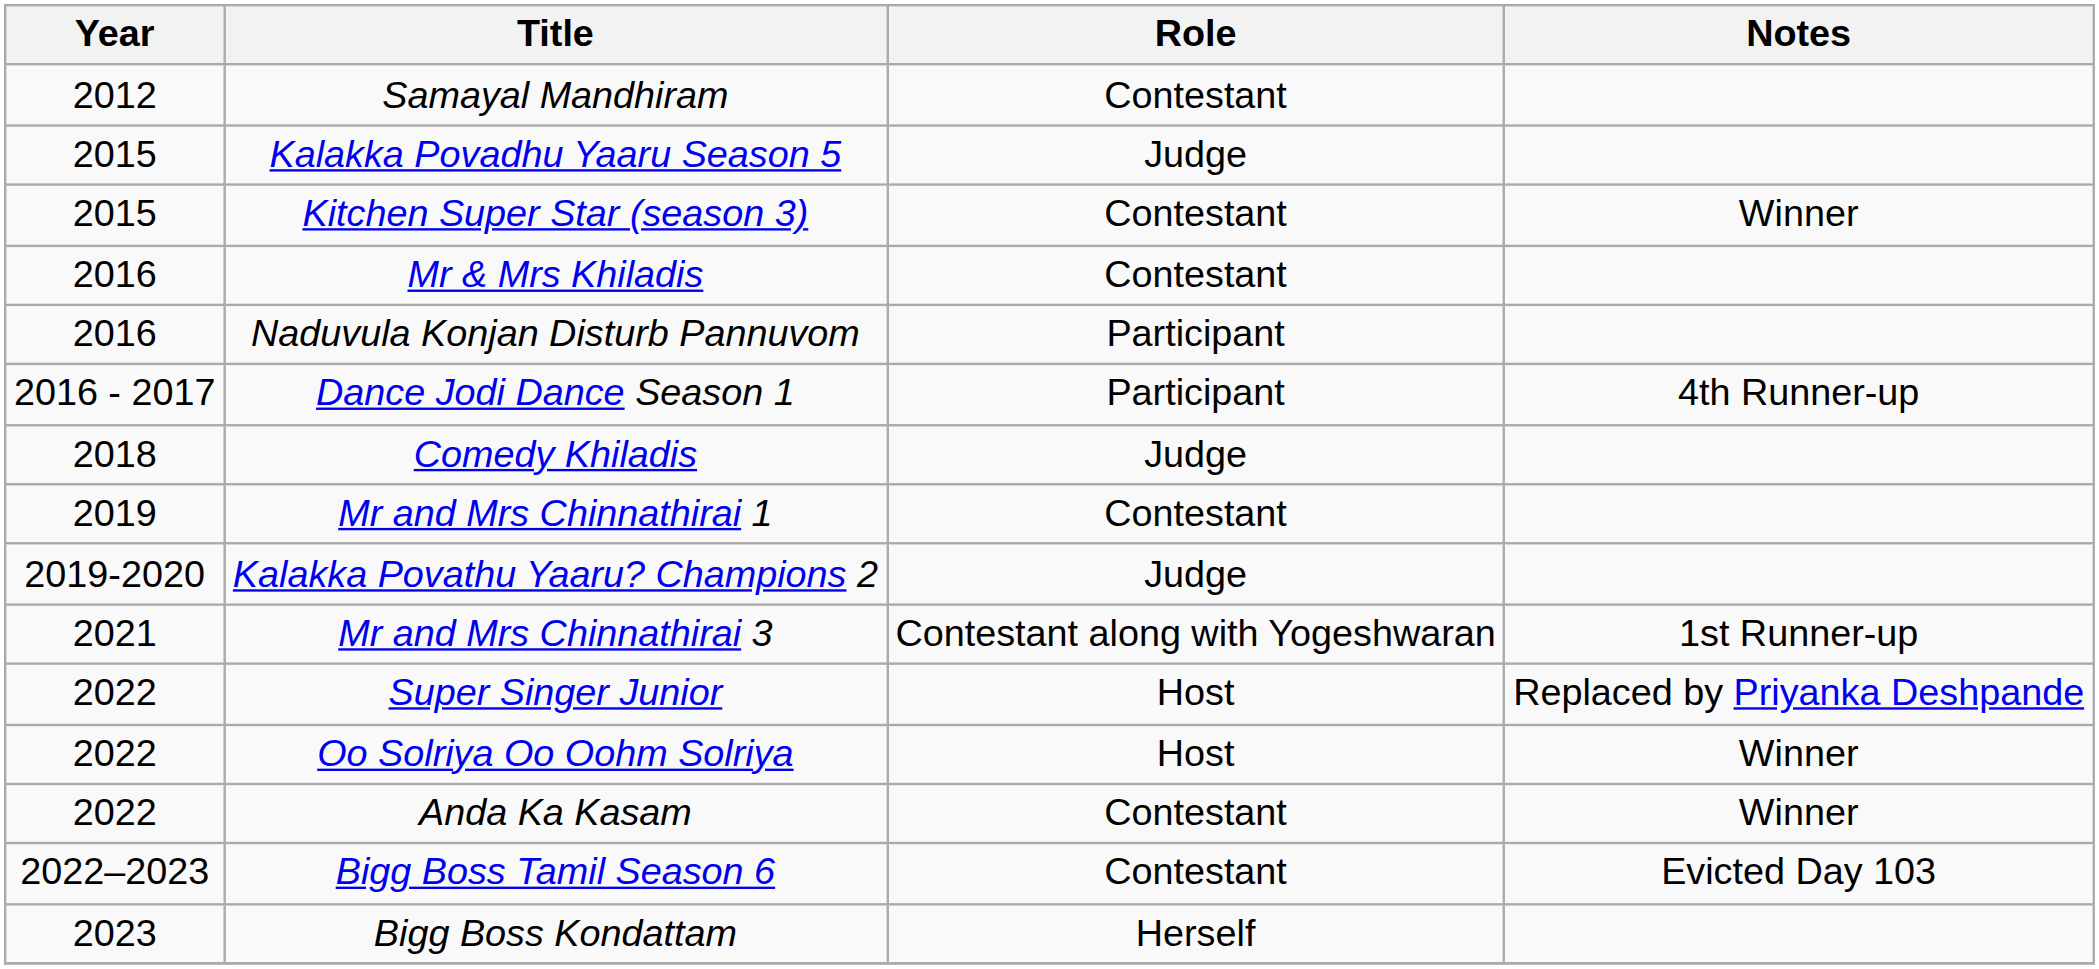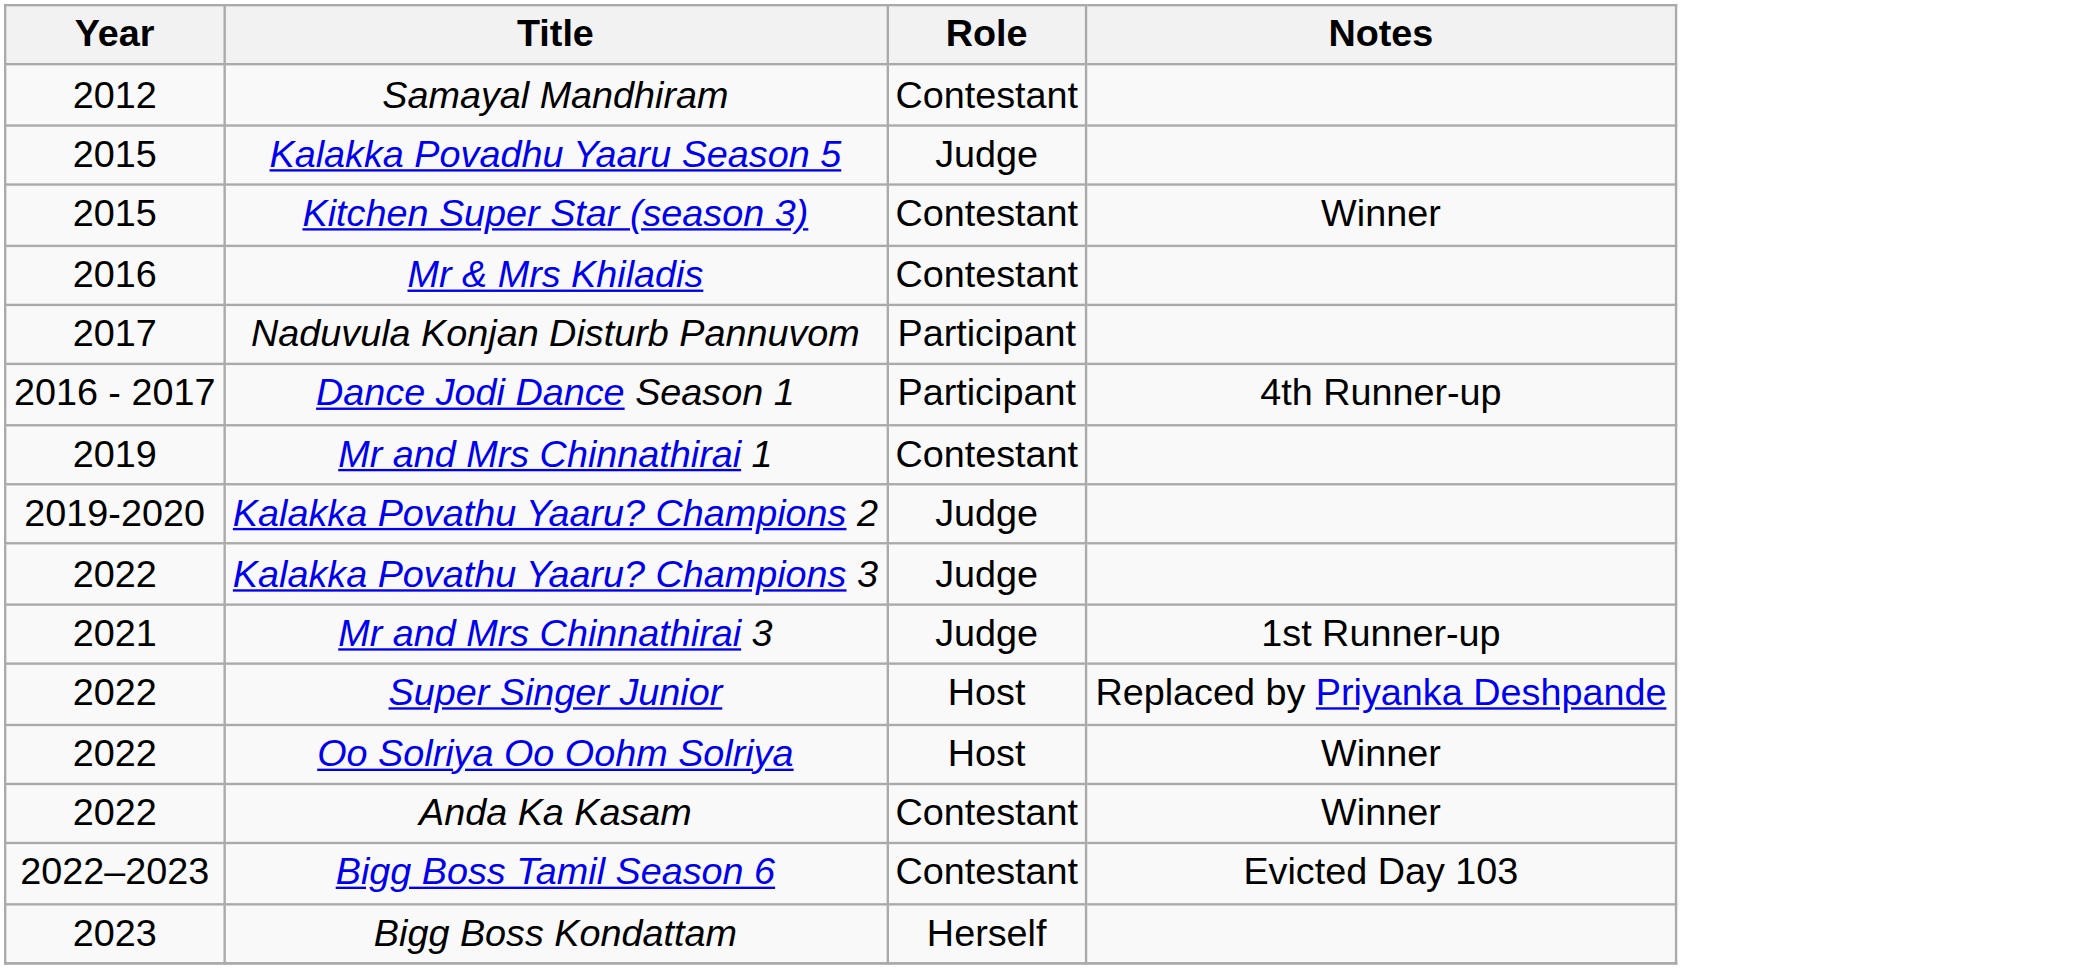(115, 333) 2016 -> (115, 333) 2017
- row: (555, 453)
+ row: (555, 573)
(1196, 633) Contestant along with Yogeshwaran -> (987, 633) Judge
